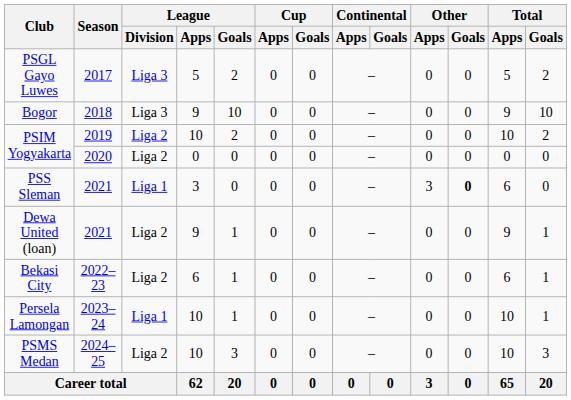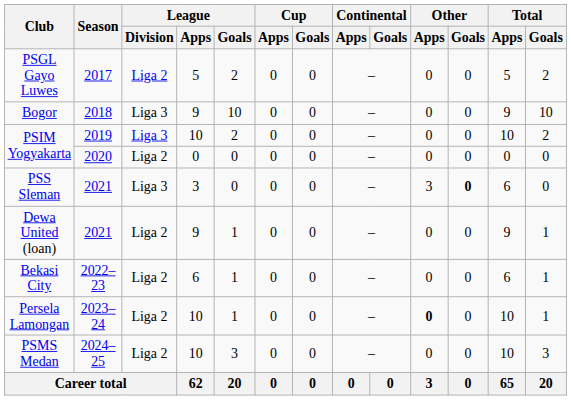(149, 75) Liga 3 -> (149, 75) Liga 2
(149, 135) Liga 2 -> (149, 135) Liga 3
(149, 187) Liga 1 -> (149, 187) Liga 3
(149, 316) Liga 1 -> (149, 316) Liga 2
(429, 316) normal -> (429, 316) bold
